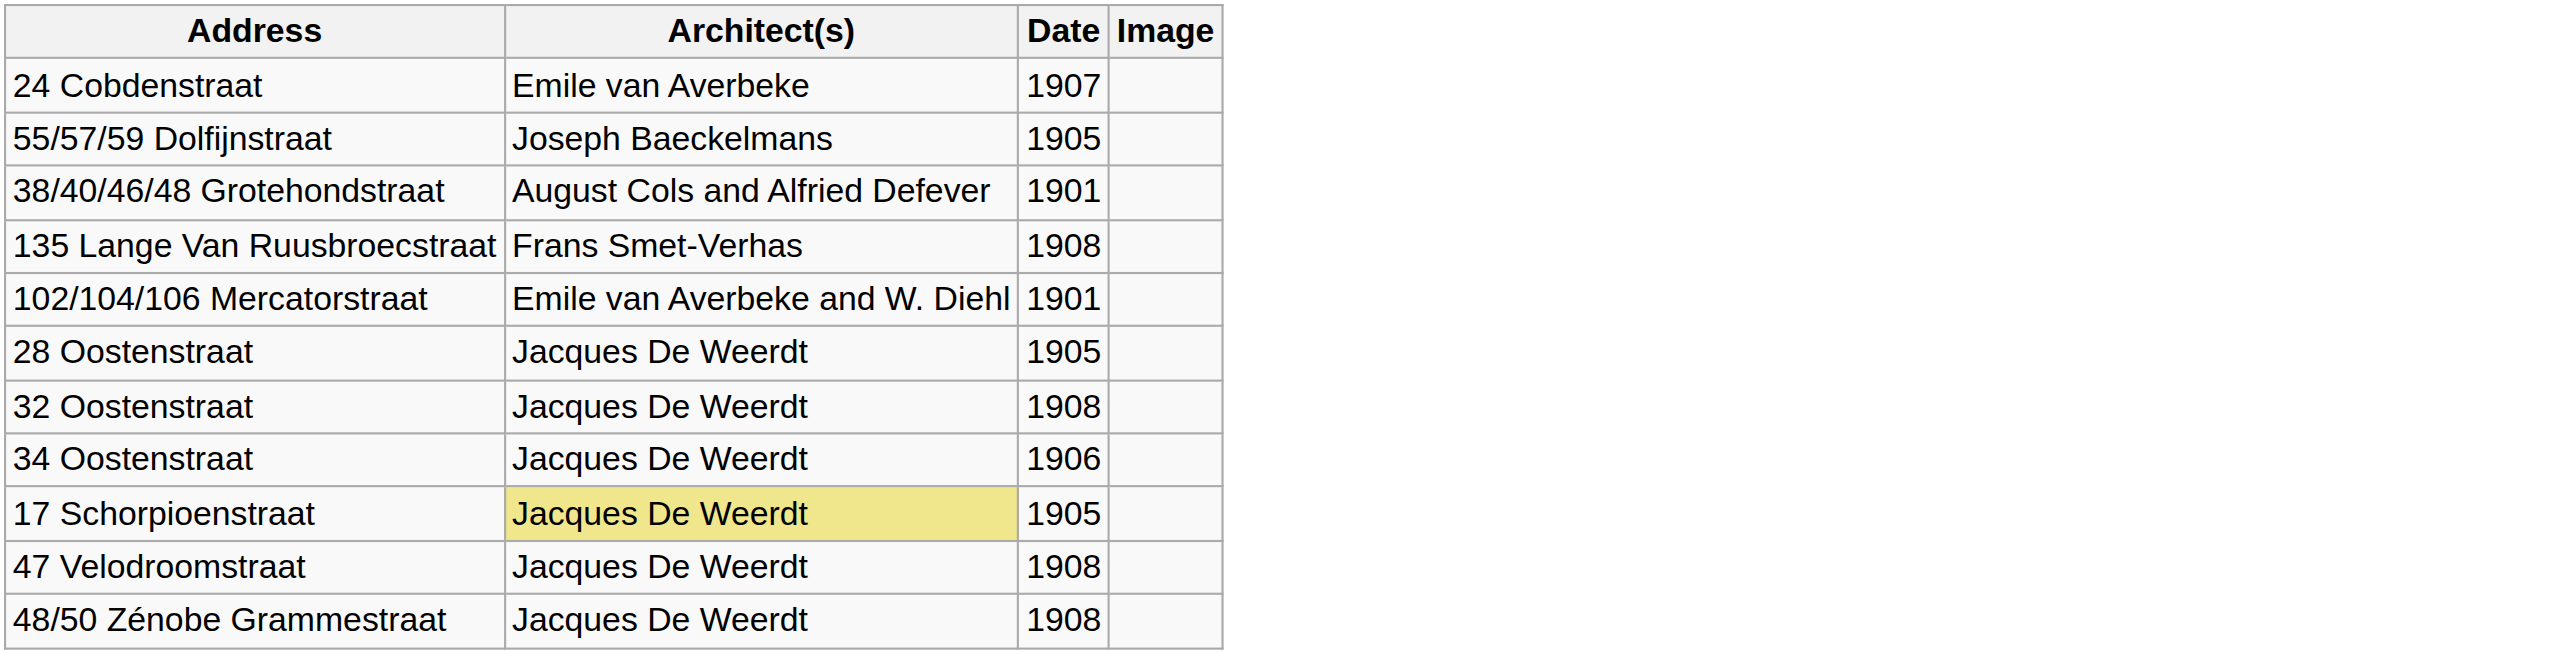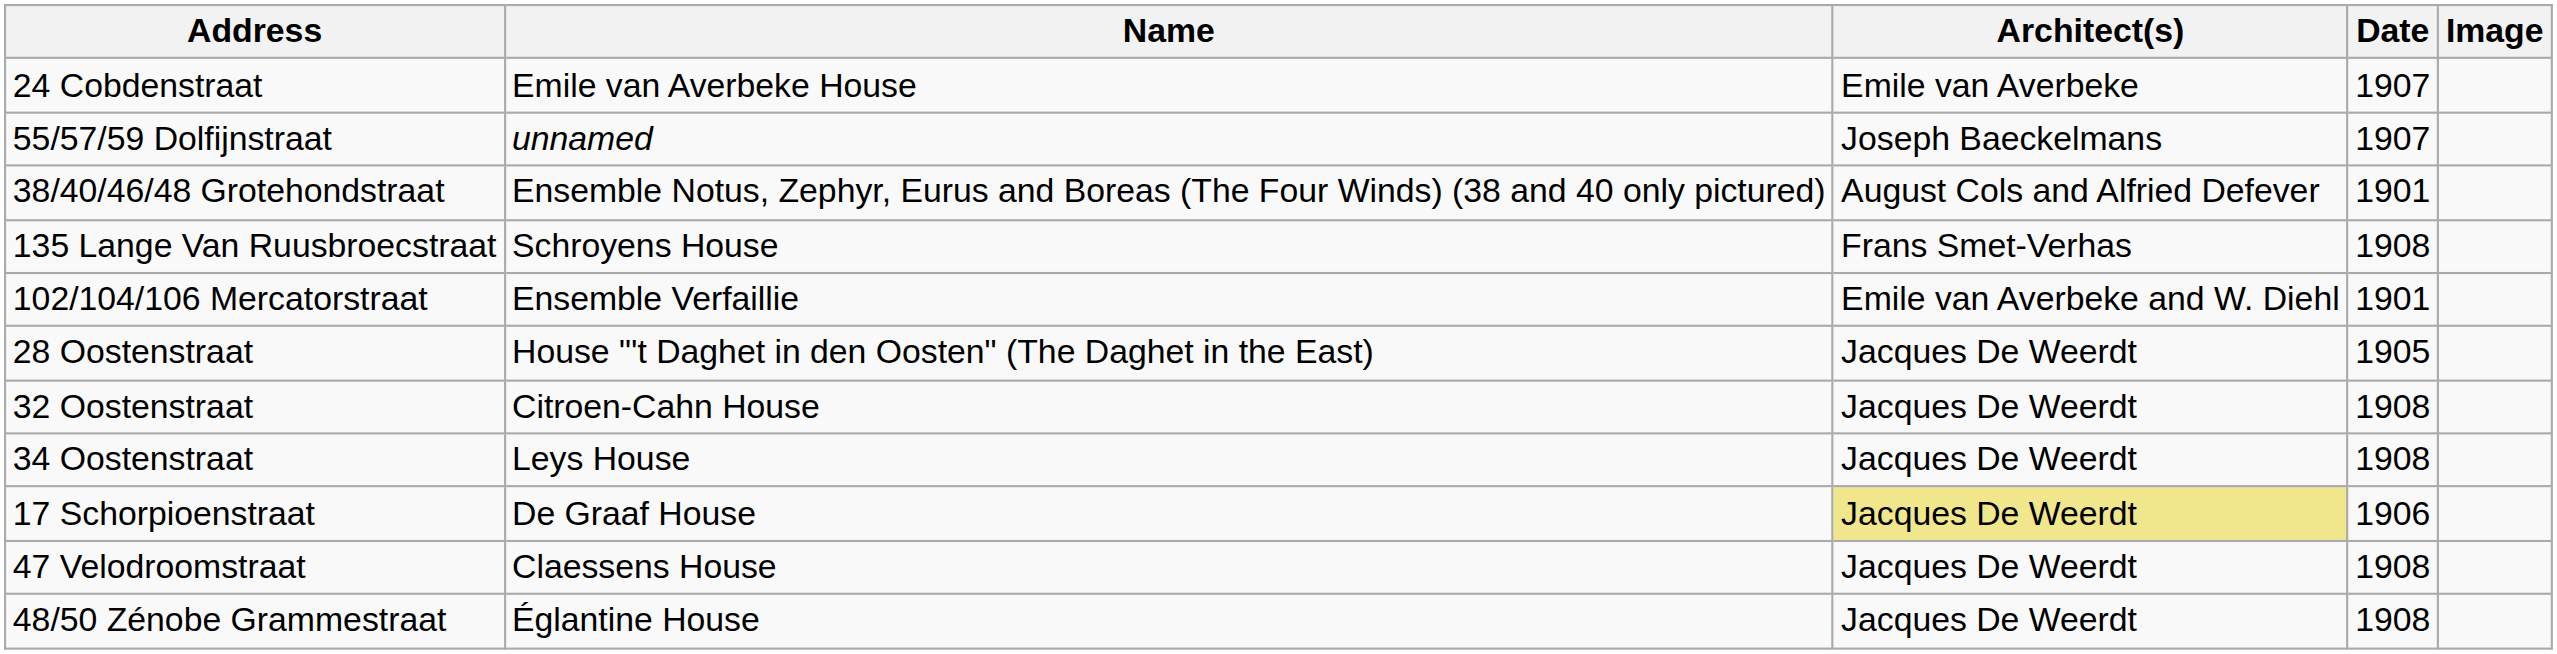+ column: (1169, 31)
(1064, 138) 1905 -> (2393, 138) 1907
(1064, 459) 1906 -> (2393, 459) 1908
(1064, 513) 1905 -> (2393, 513) 1906
